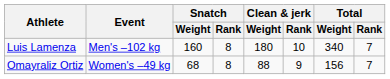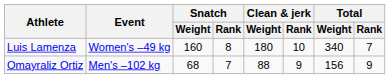(124, 48) Men's –102 kg -> (130, 48) Women's –49 kg
(130, 65) Women's –49 kg -> (124, 65) Men's –102 kg
(228, 65) 8 -> (228, 65) 7
(369, 65) 7 -> (369, 65) 9
